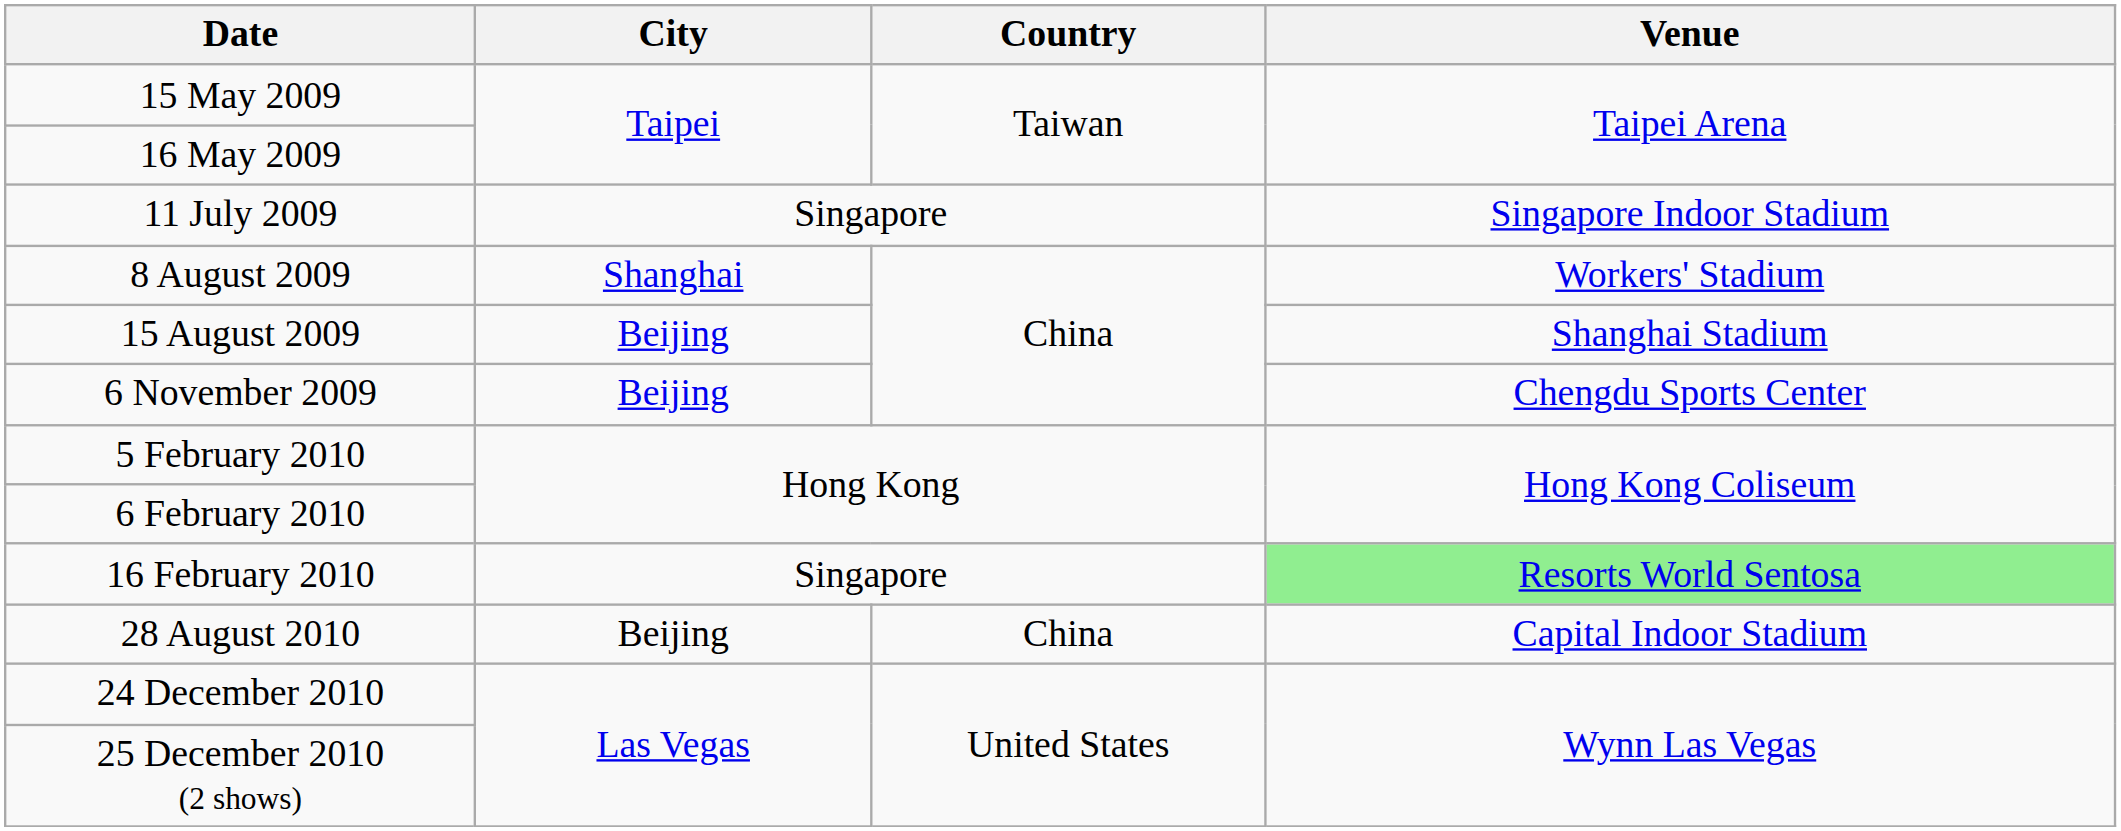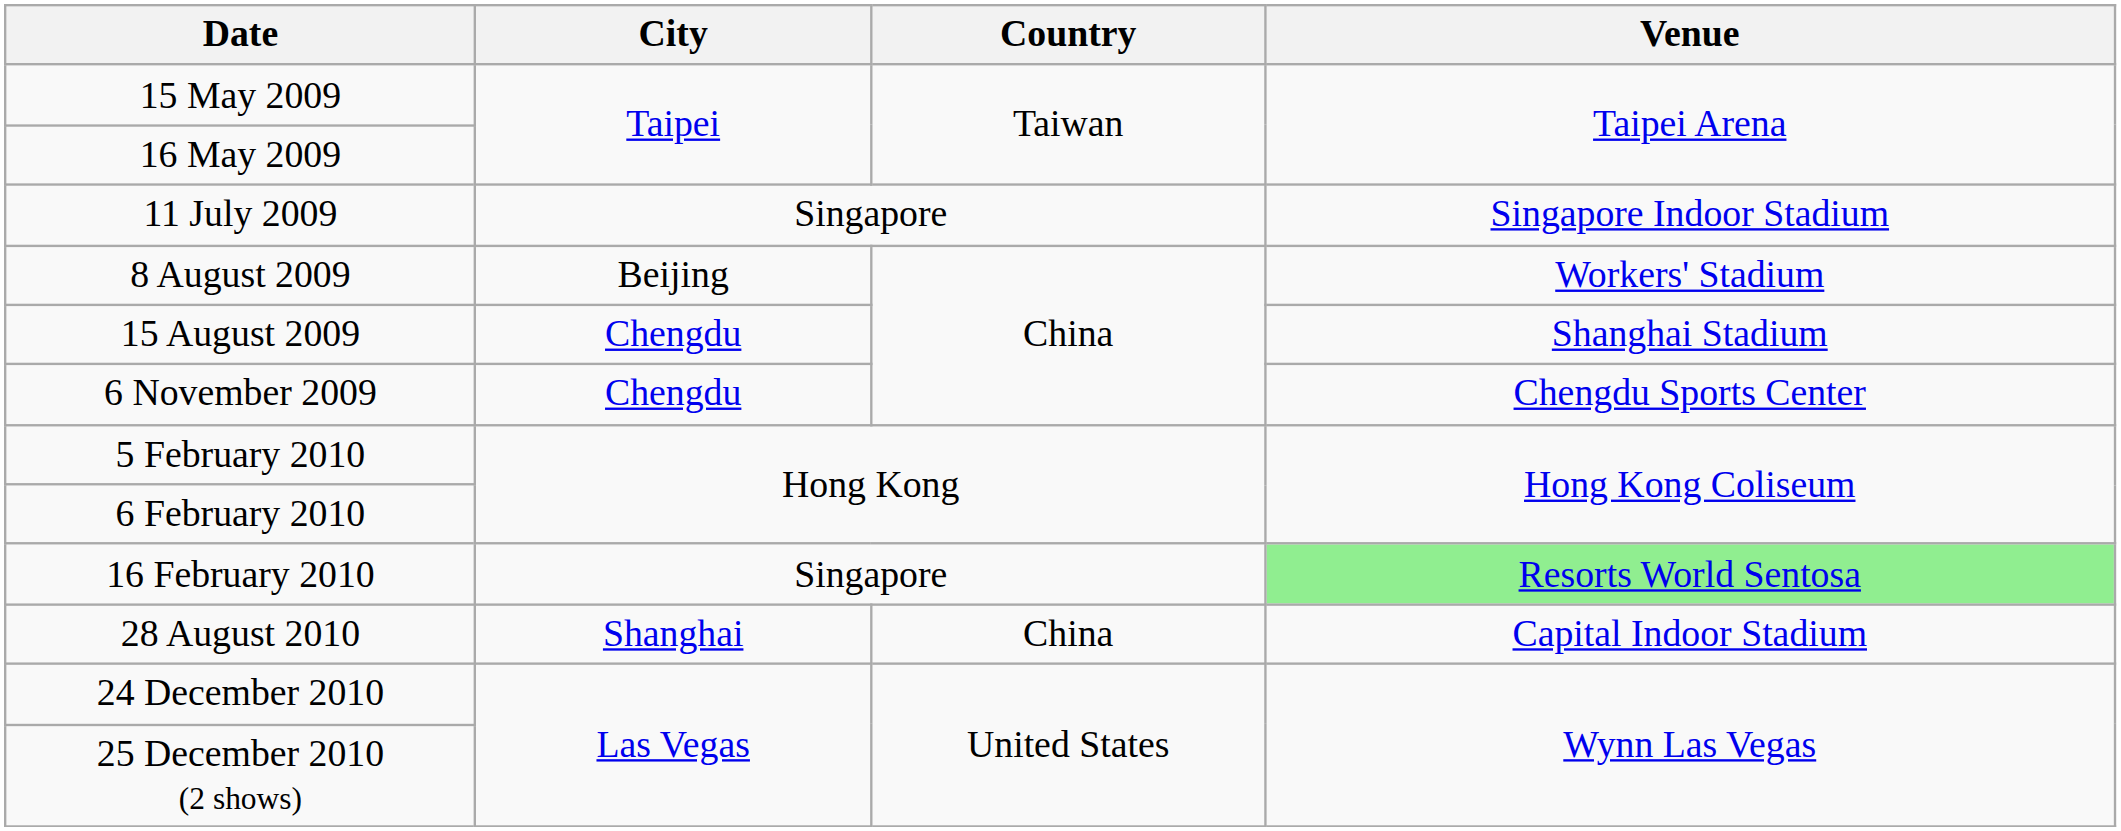(673, 273) Shanghai -> (673, 273) Beijing
(673, 333) Beijing -> (673, 333) Chengdu
(673, 393) Beijing -> (673, 393) Chengdu
(673, 633) Beijing -> (673, 633) Shanghai
